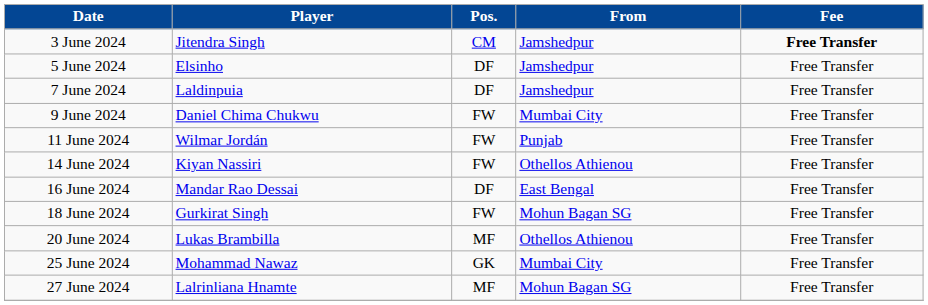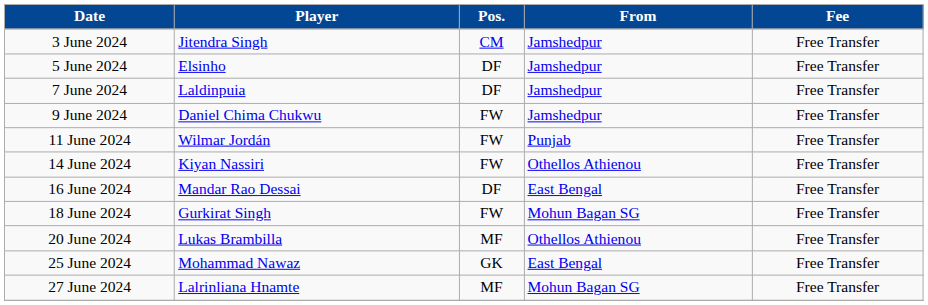(832, 41) bold -> (838, 41) normal
(561, 115) Mumbai City -> (565, 115) Jamshedpur
(561, 262) Mumbai City -> (565, 262) East Bengal
